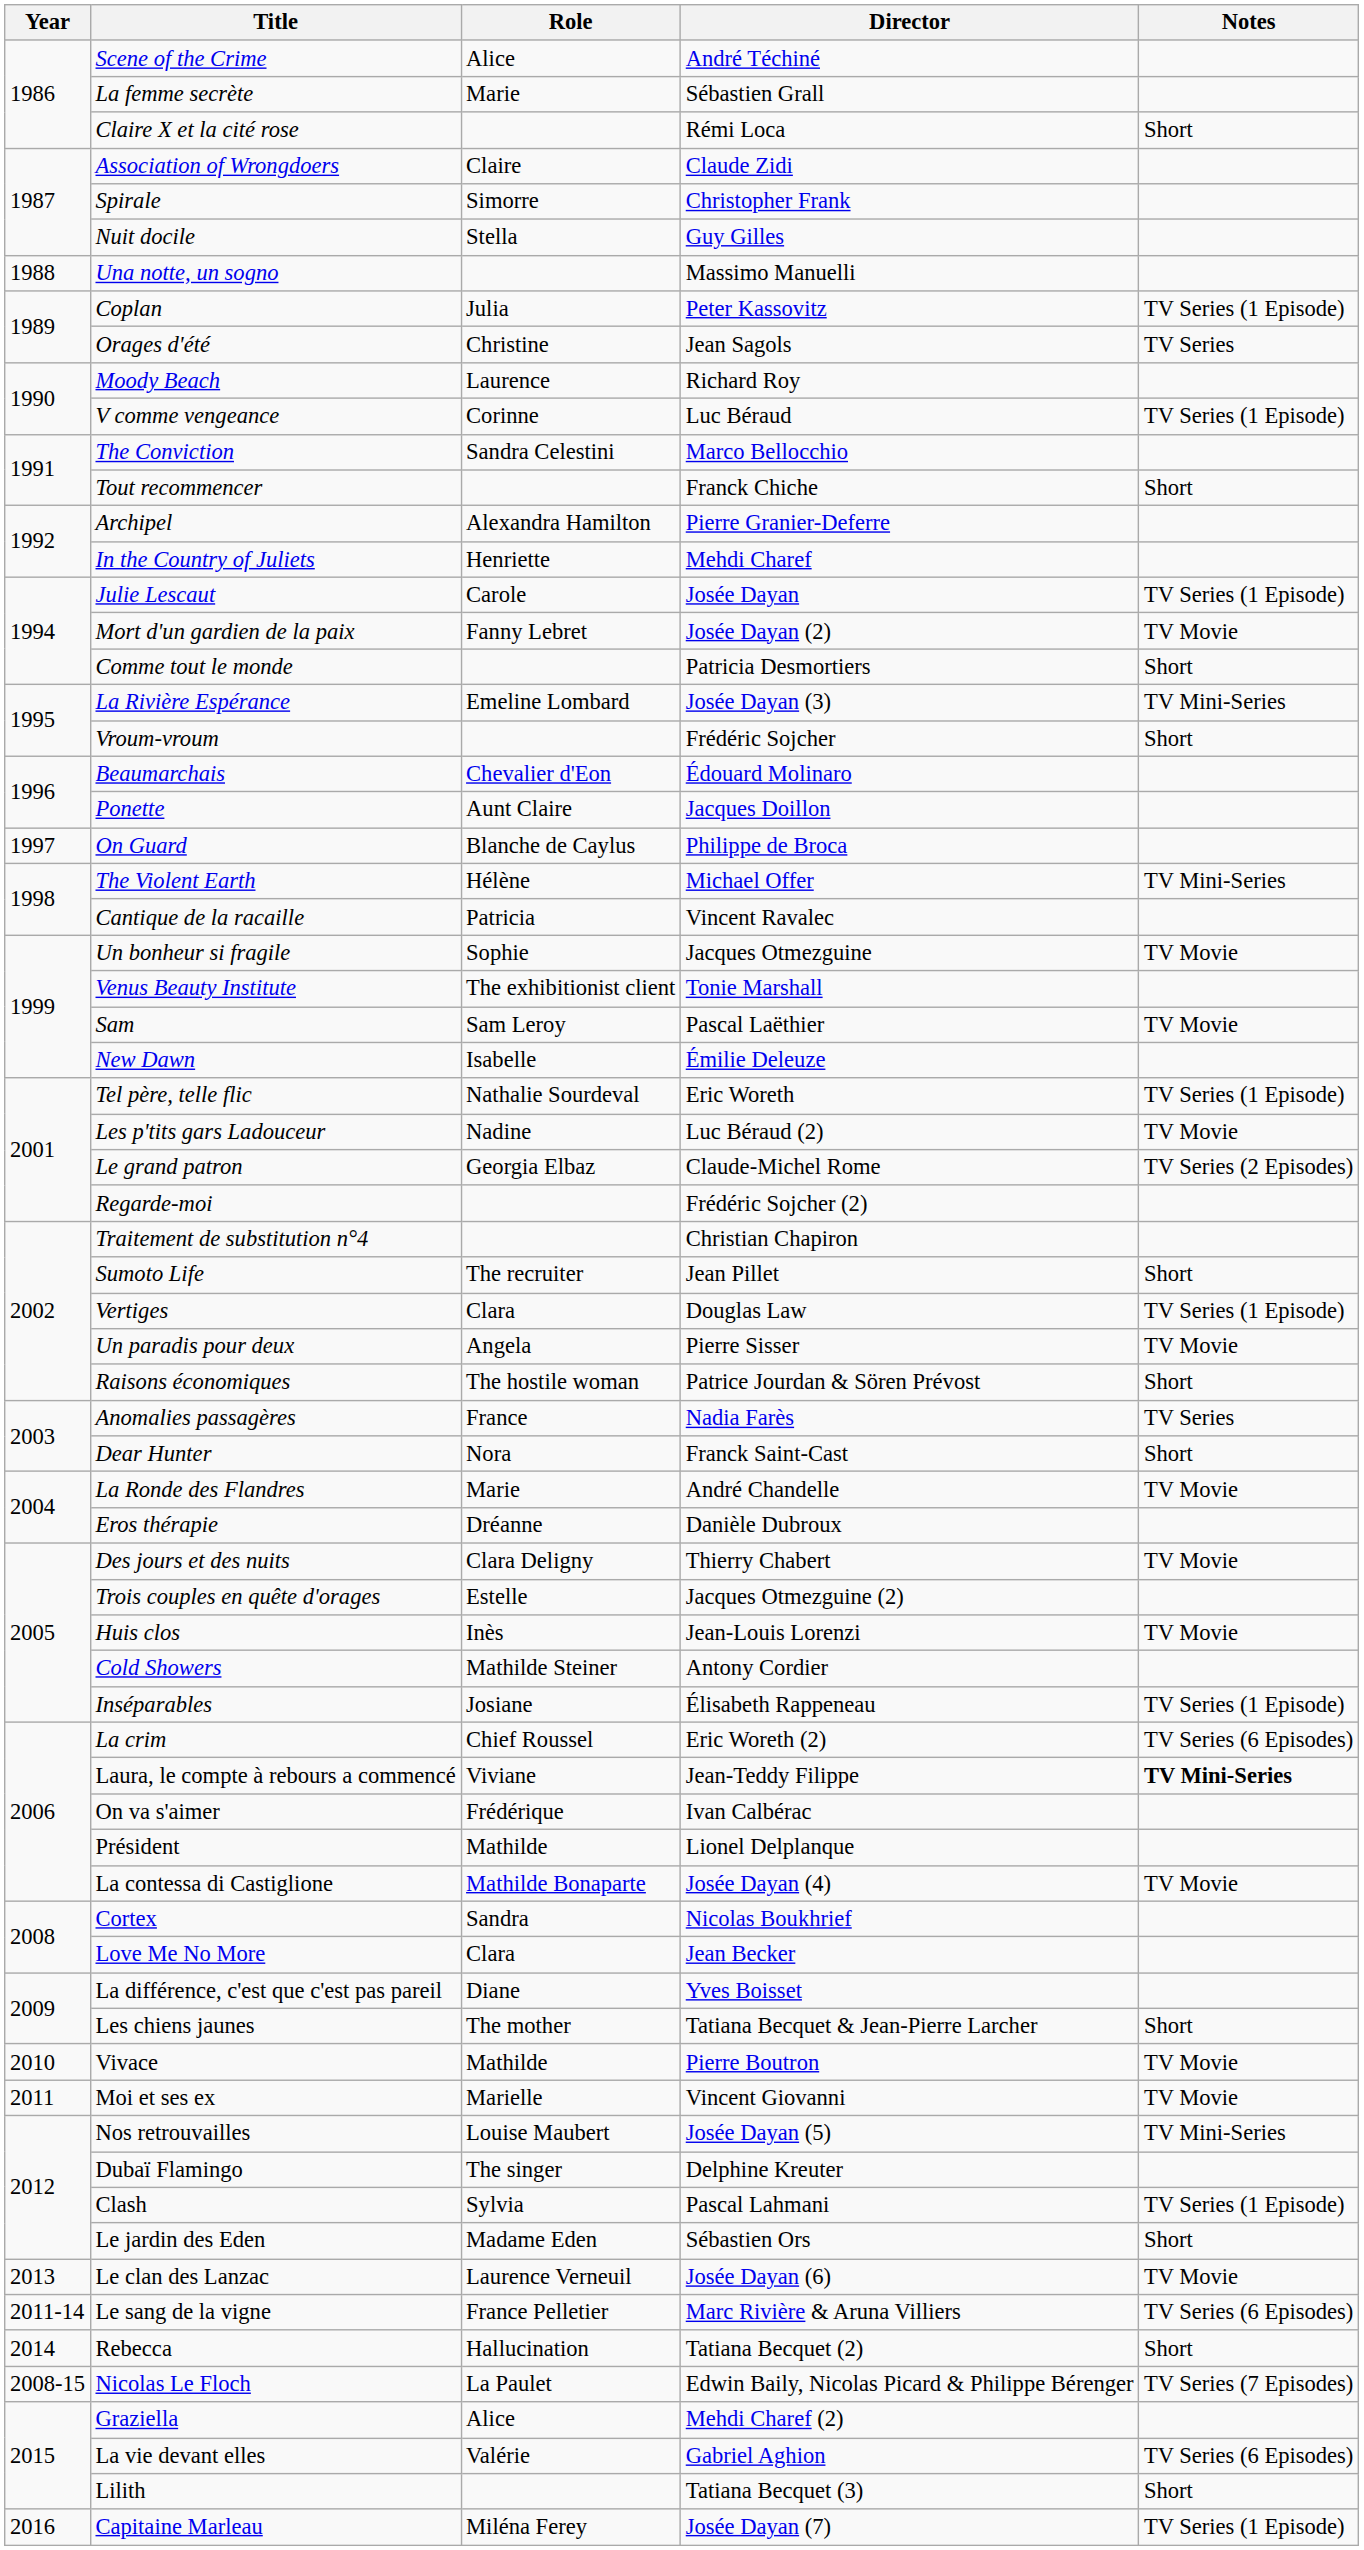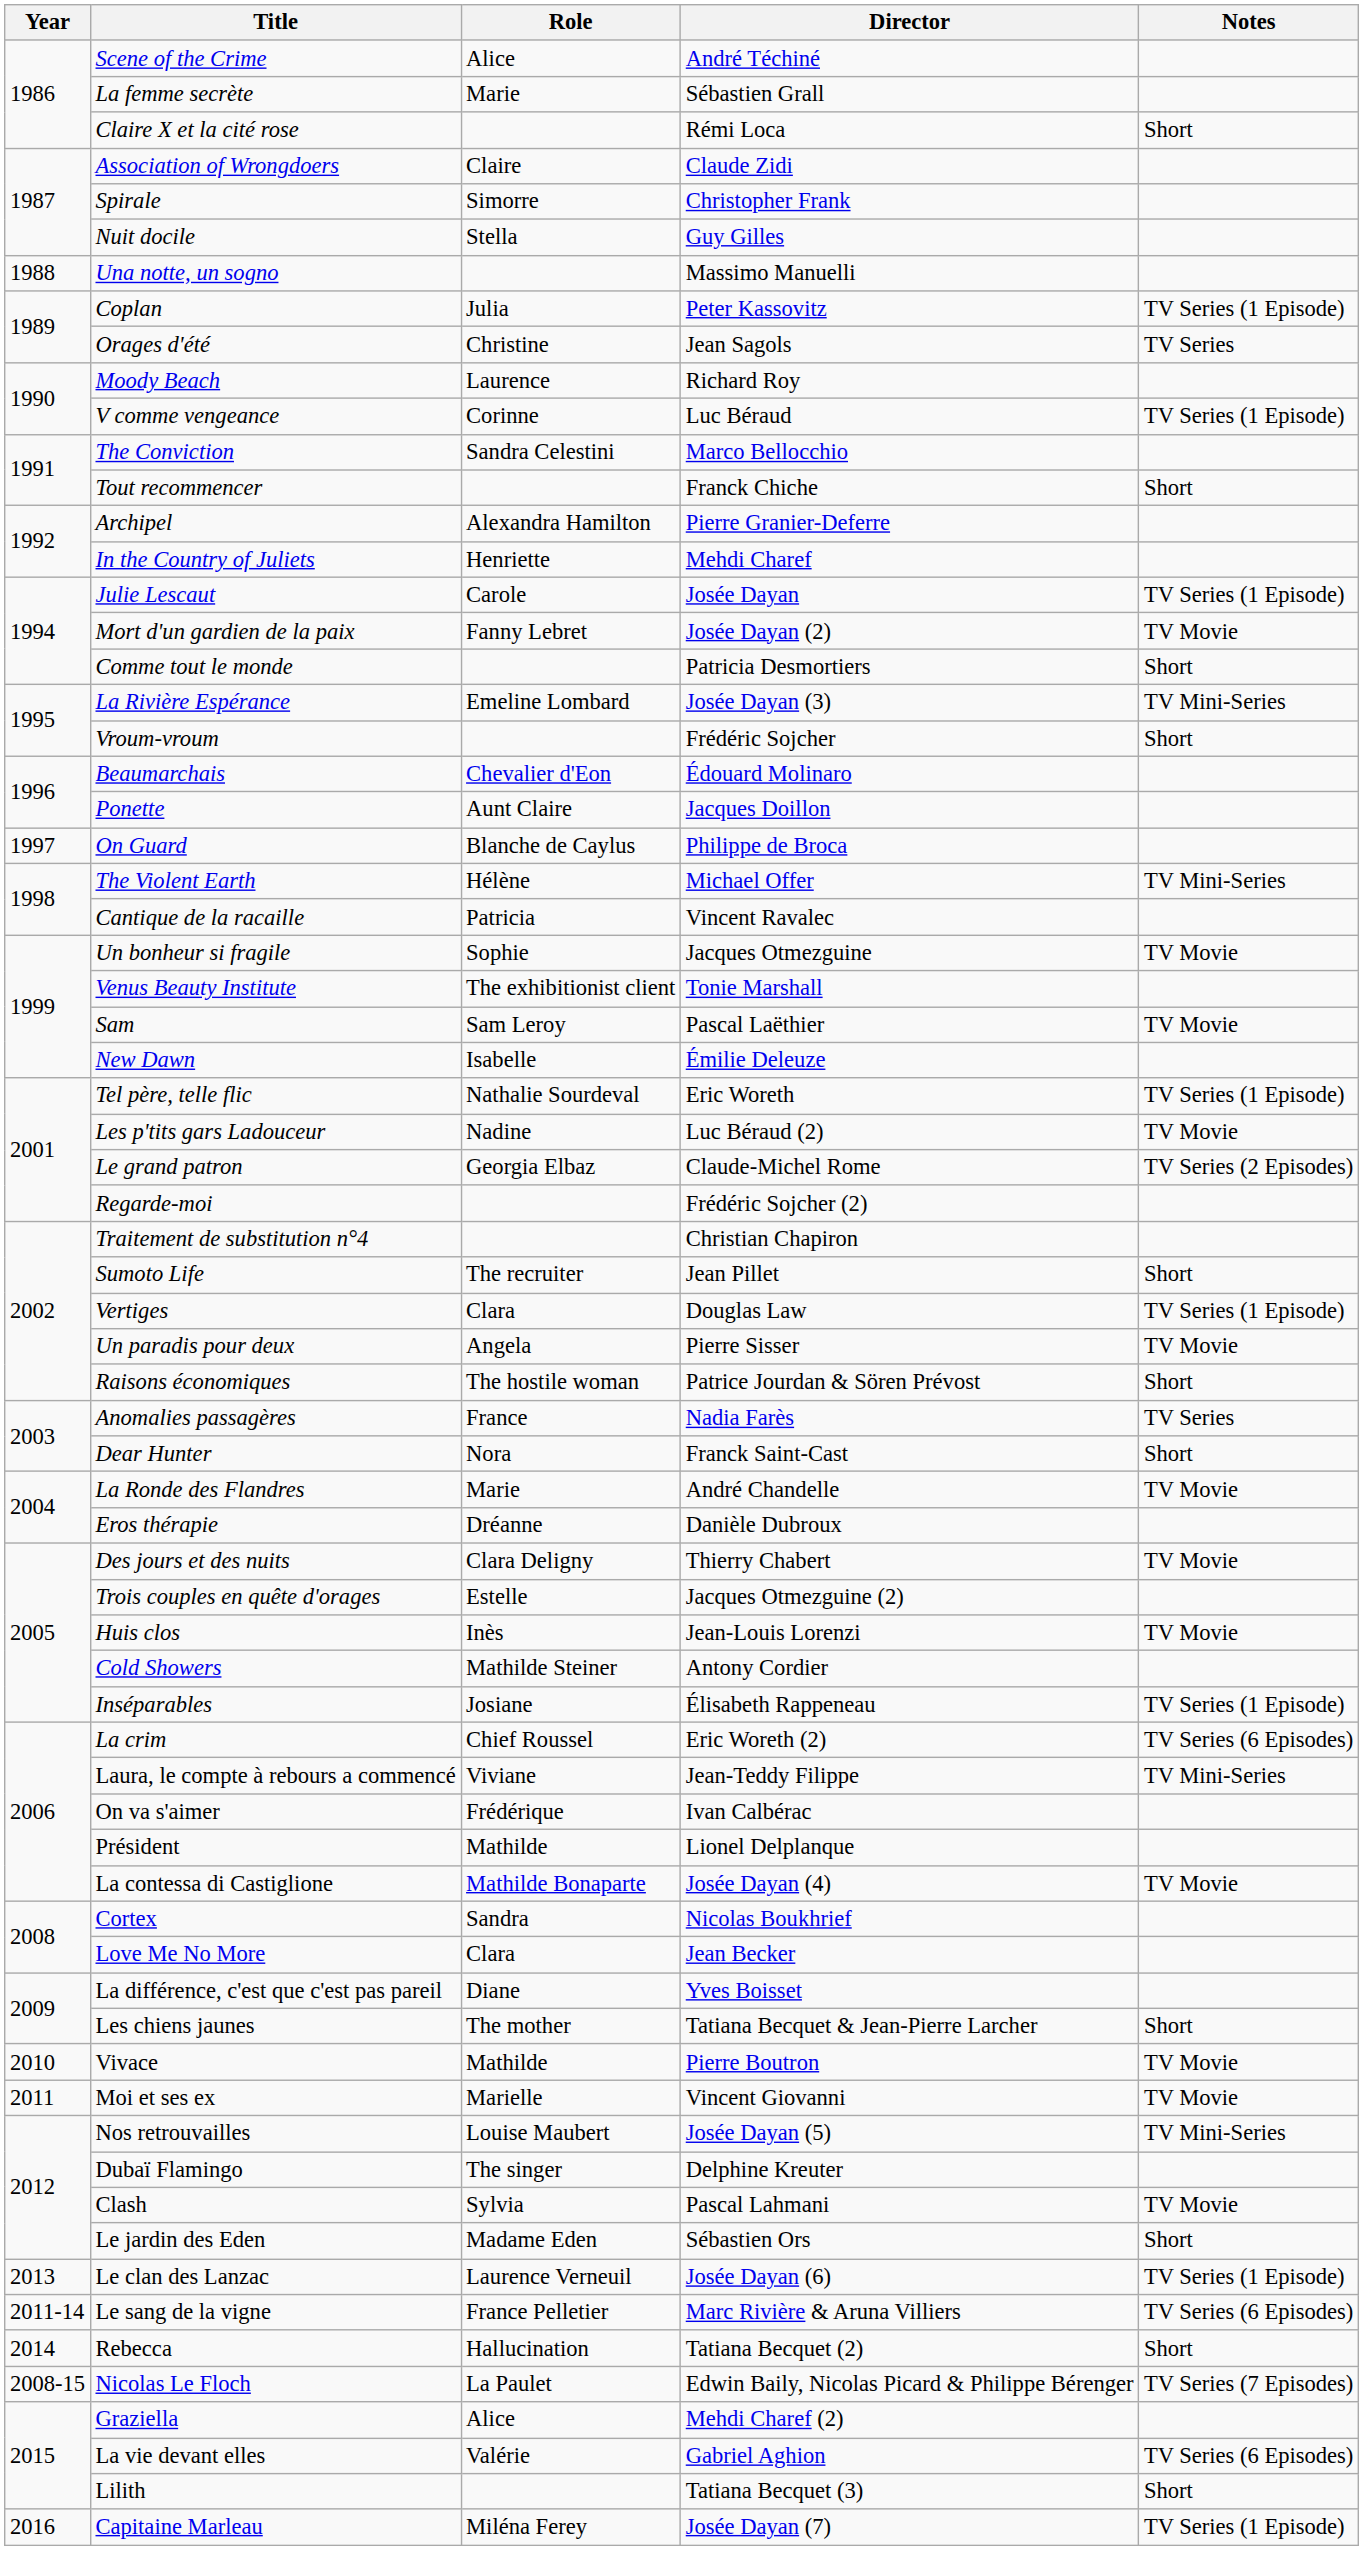(1218, 1775) bold -> (1215, 1775) normal
(1244, 2204) TV Series (1 Episode) -> (1191, 2204) TV Movie
(1191, 2276) TV Movie -> (1244, 2276) TV Series (1 Episode)
